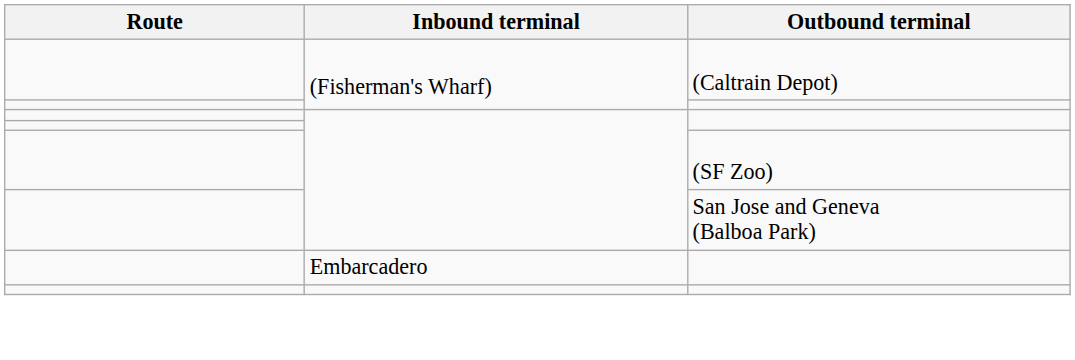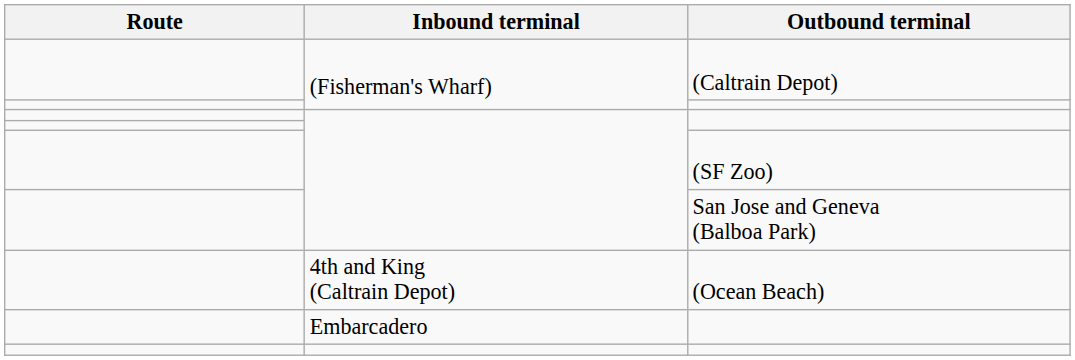+ row: (382, 279)
